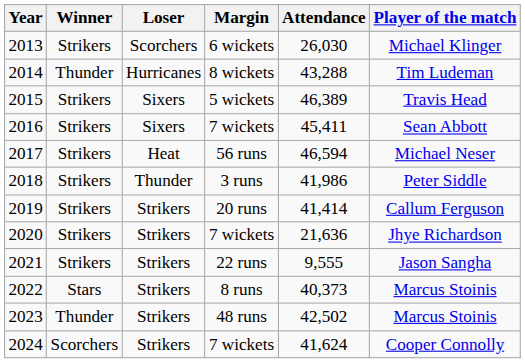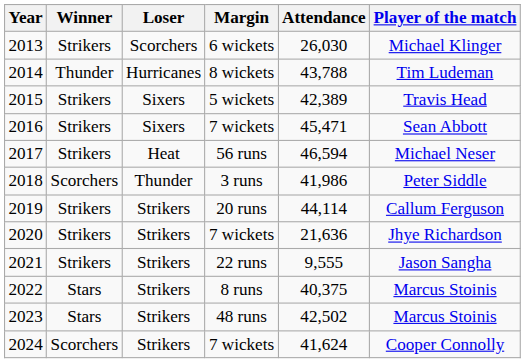(324, 72) 43,288 -> (324, 72) 43,788
(324, 99) 46,389 -> (324, 99) 42,389
(324, 126) 45,411 -> (324, 126) 45,471
(84, 180) Strikers -> (84, 180) Scorchers
(324, 208) 41,414 -> (324, 208) 44,114
(324, 289) 40,373 -> (324, 289) 40,375
(84, 316) Thunder -> (84, 316) Stars
